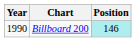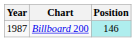(17, 28) 1990 -> (17, 28) 1987
